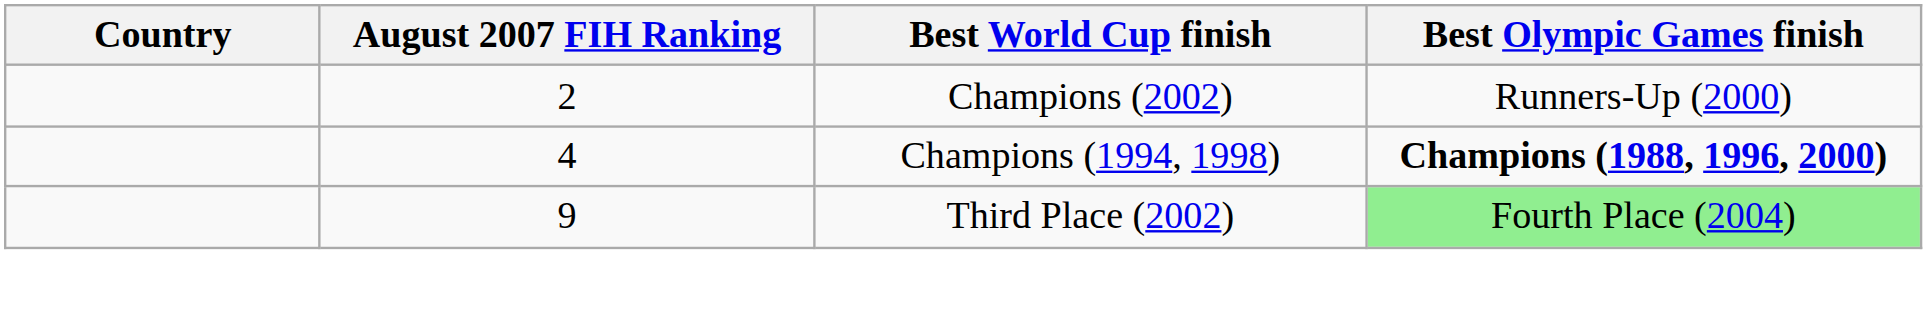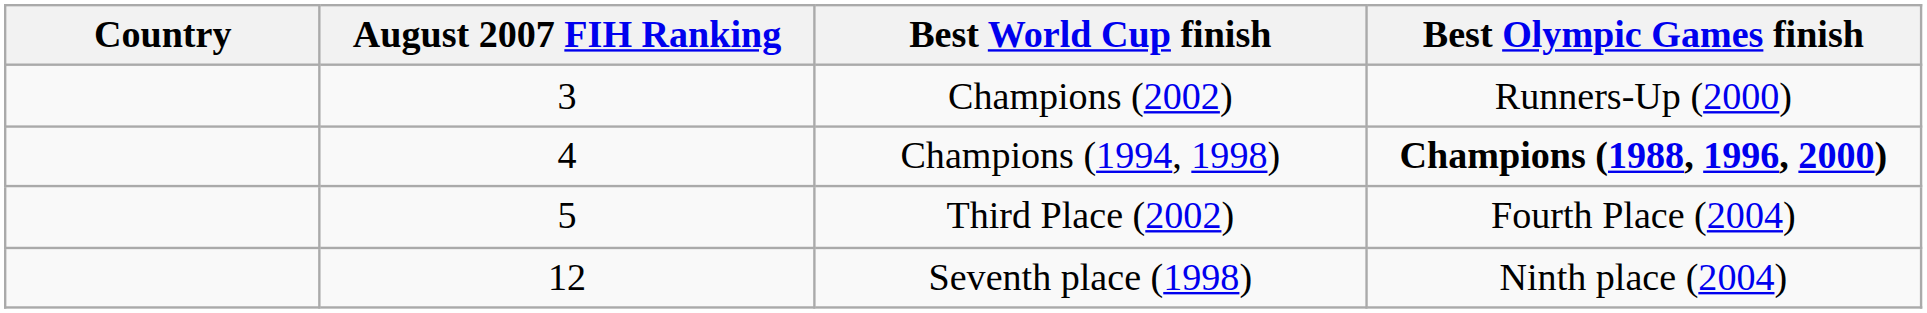(567, 95) 2 -> (567, 95) 3
(567, 215) 9 -> (567, 215) 5
(1643, 215) lightgreen background -> (1643, 215) no background
+ row: (1090, 276)
